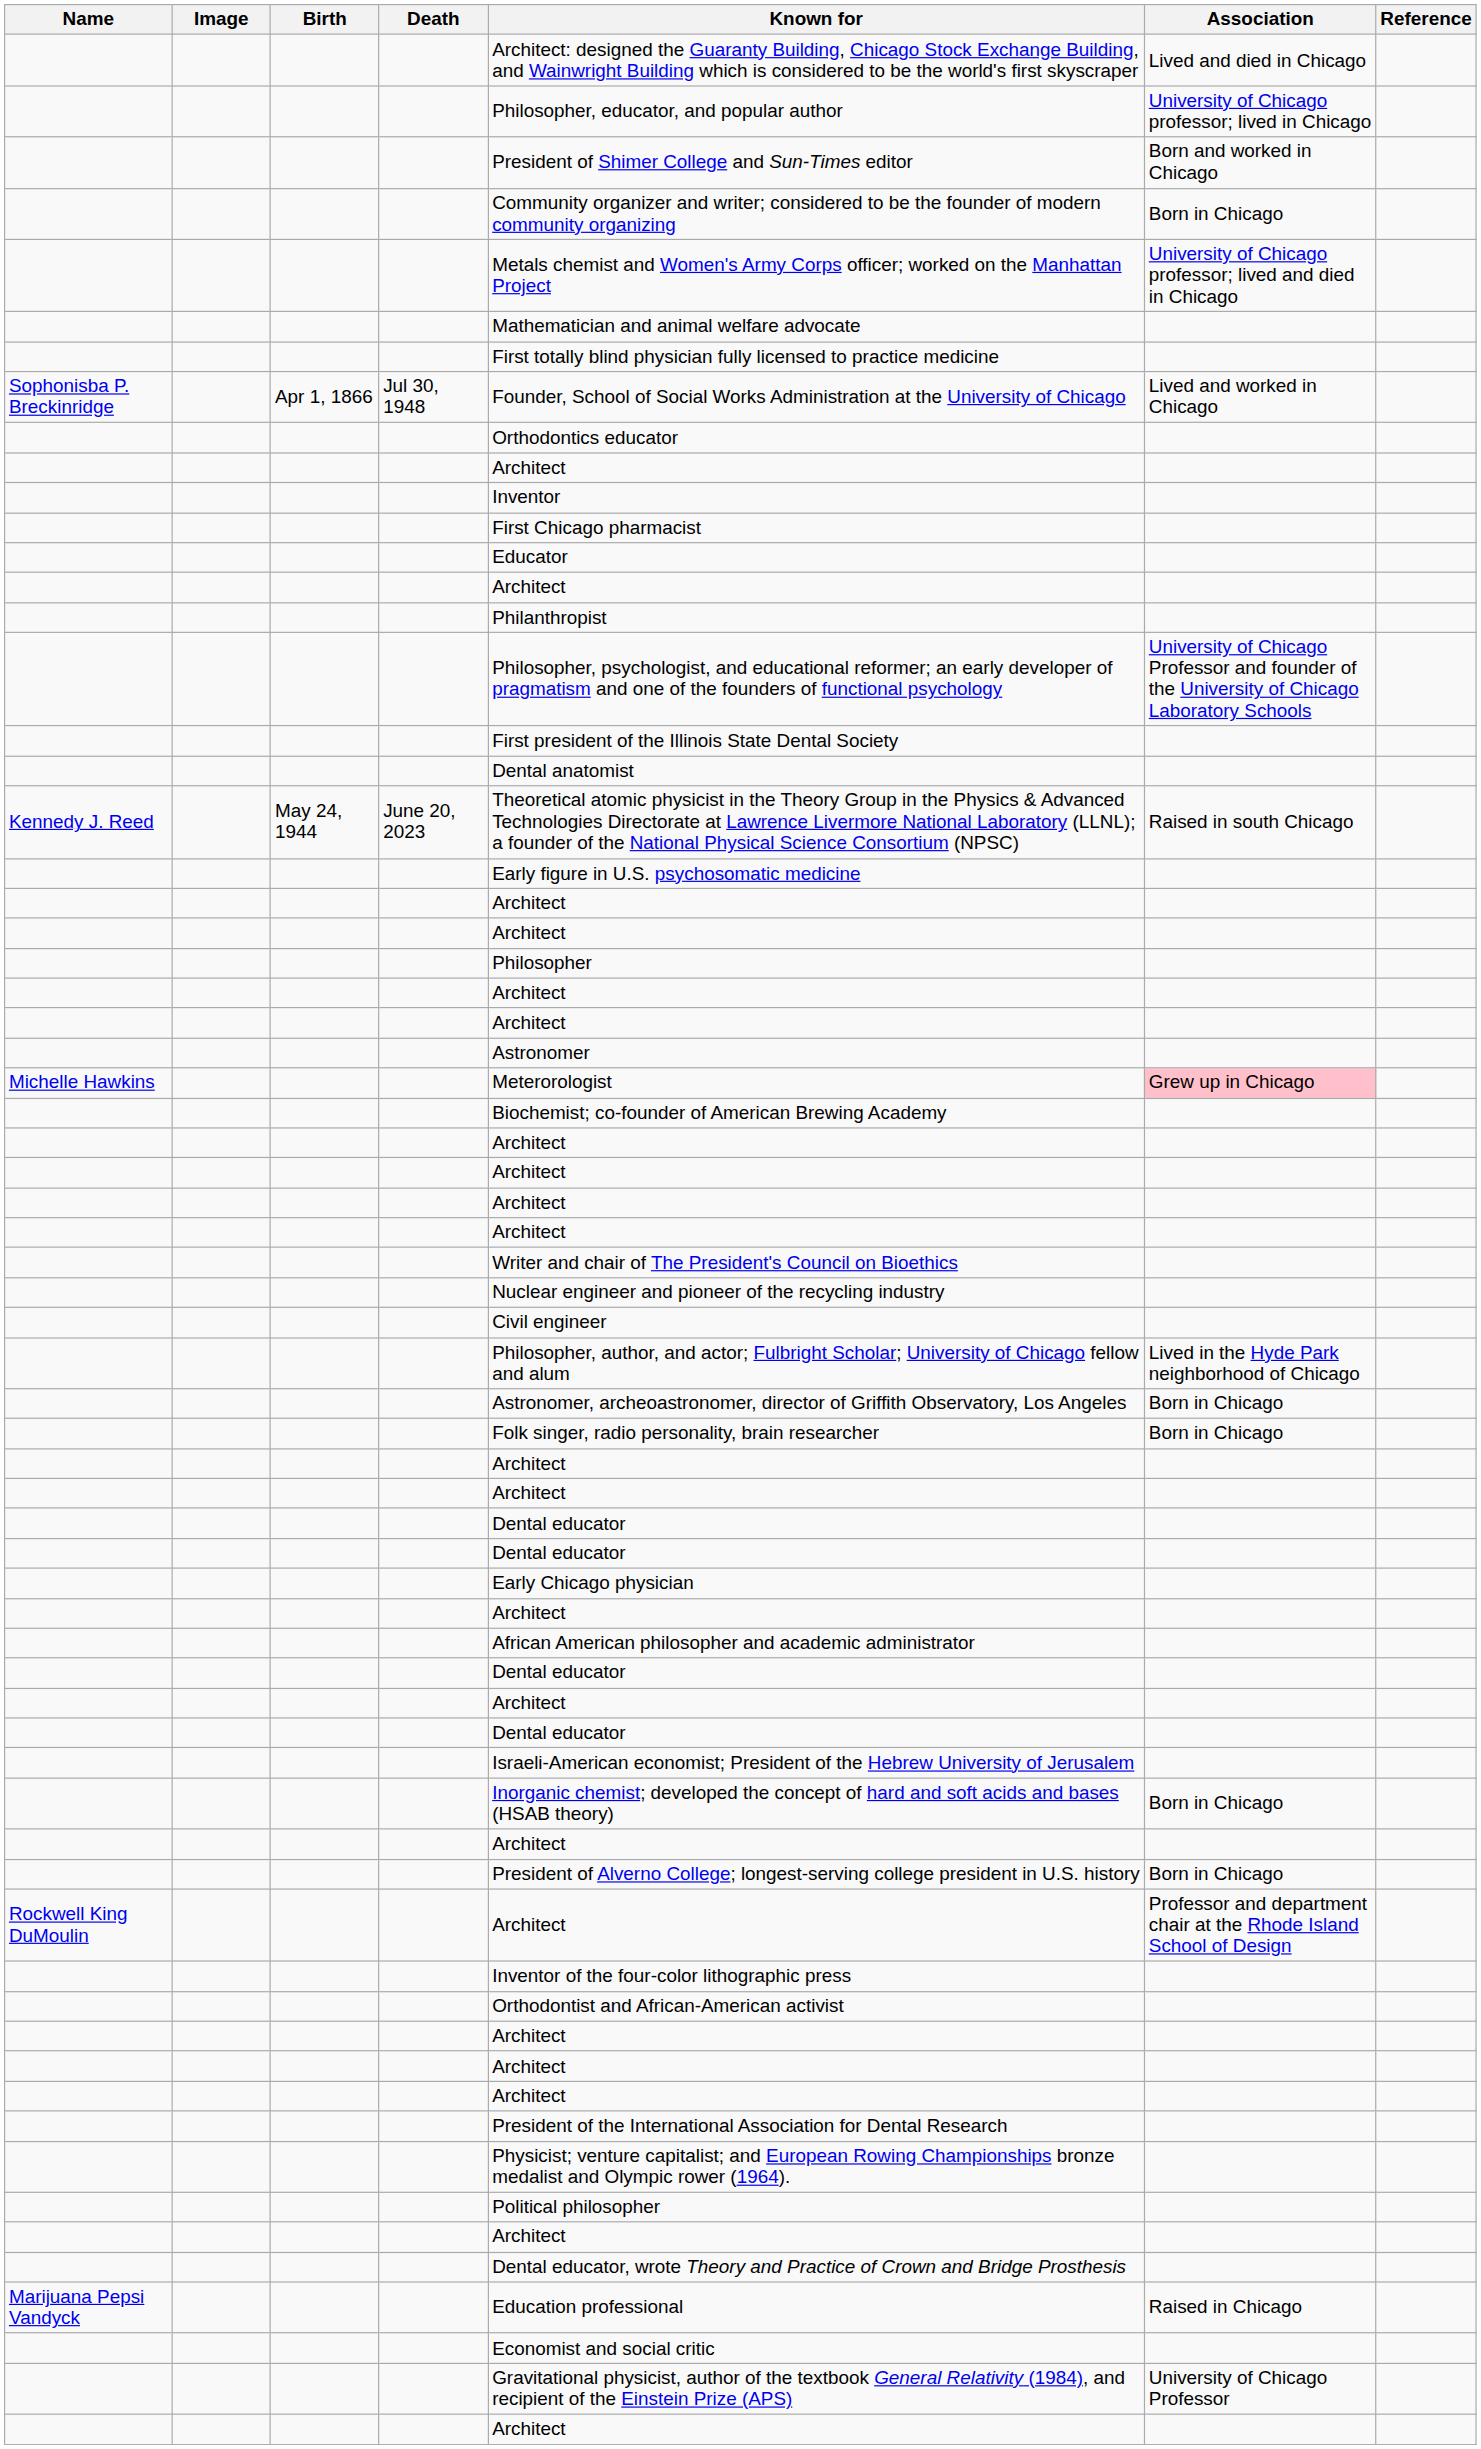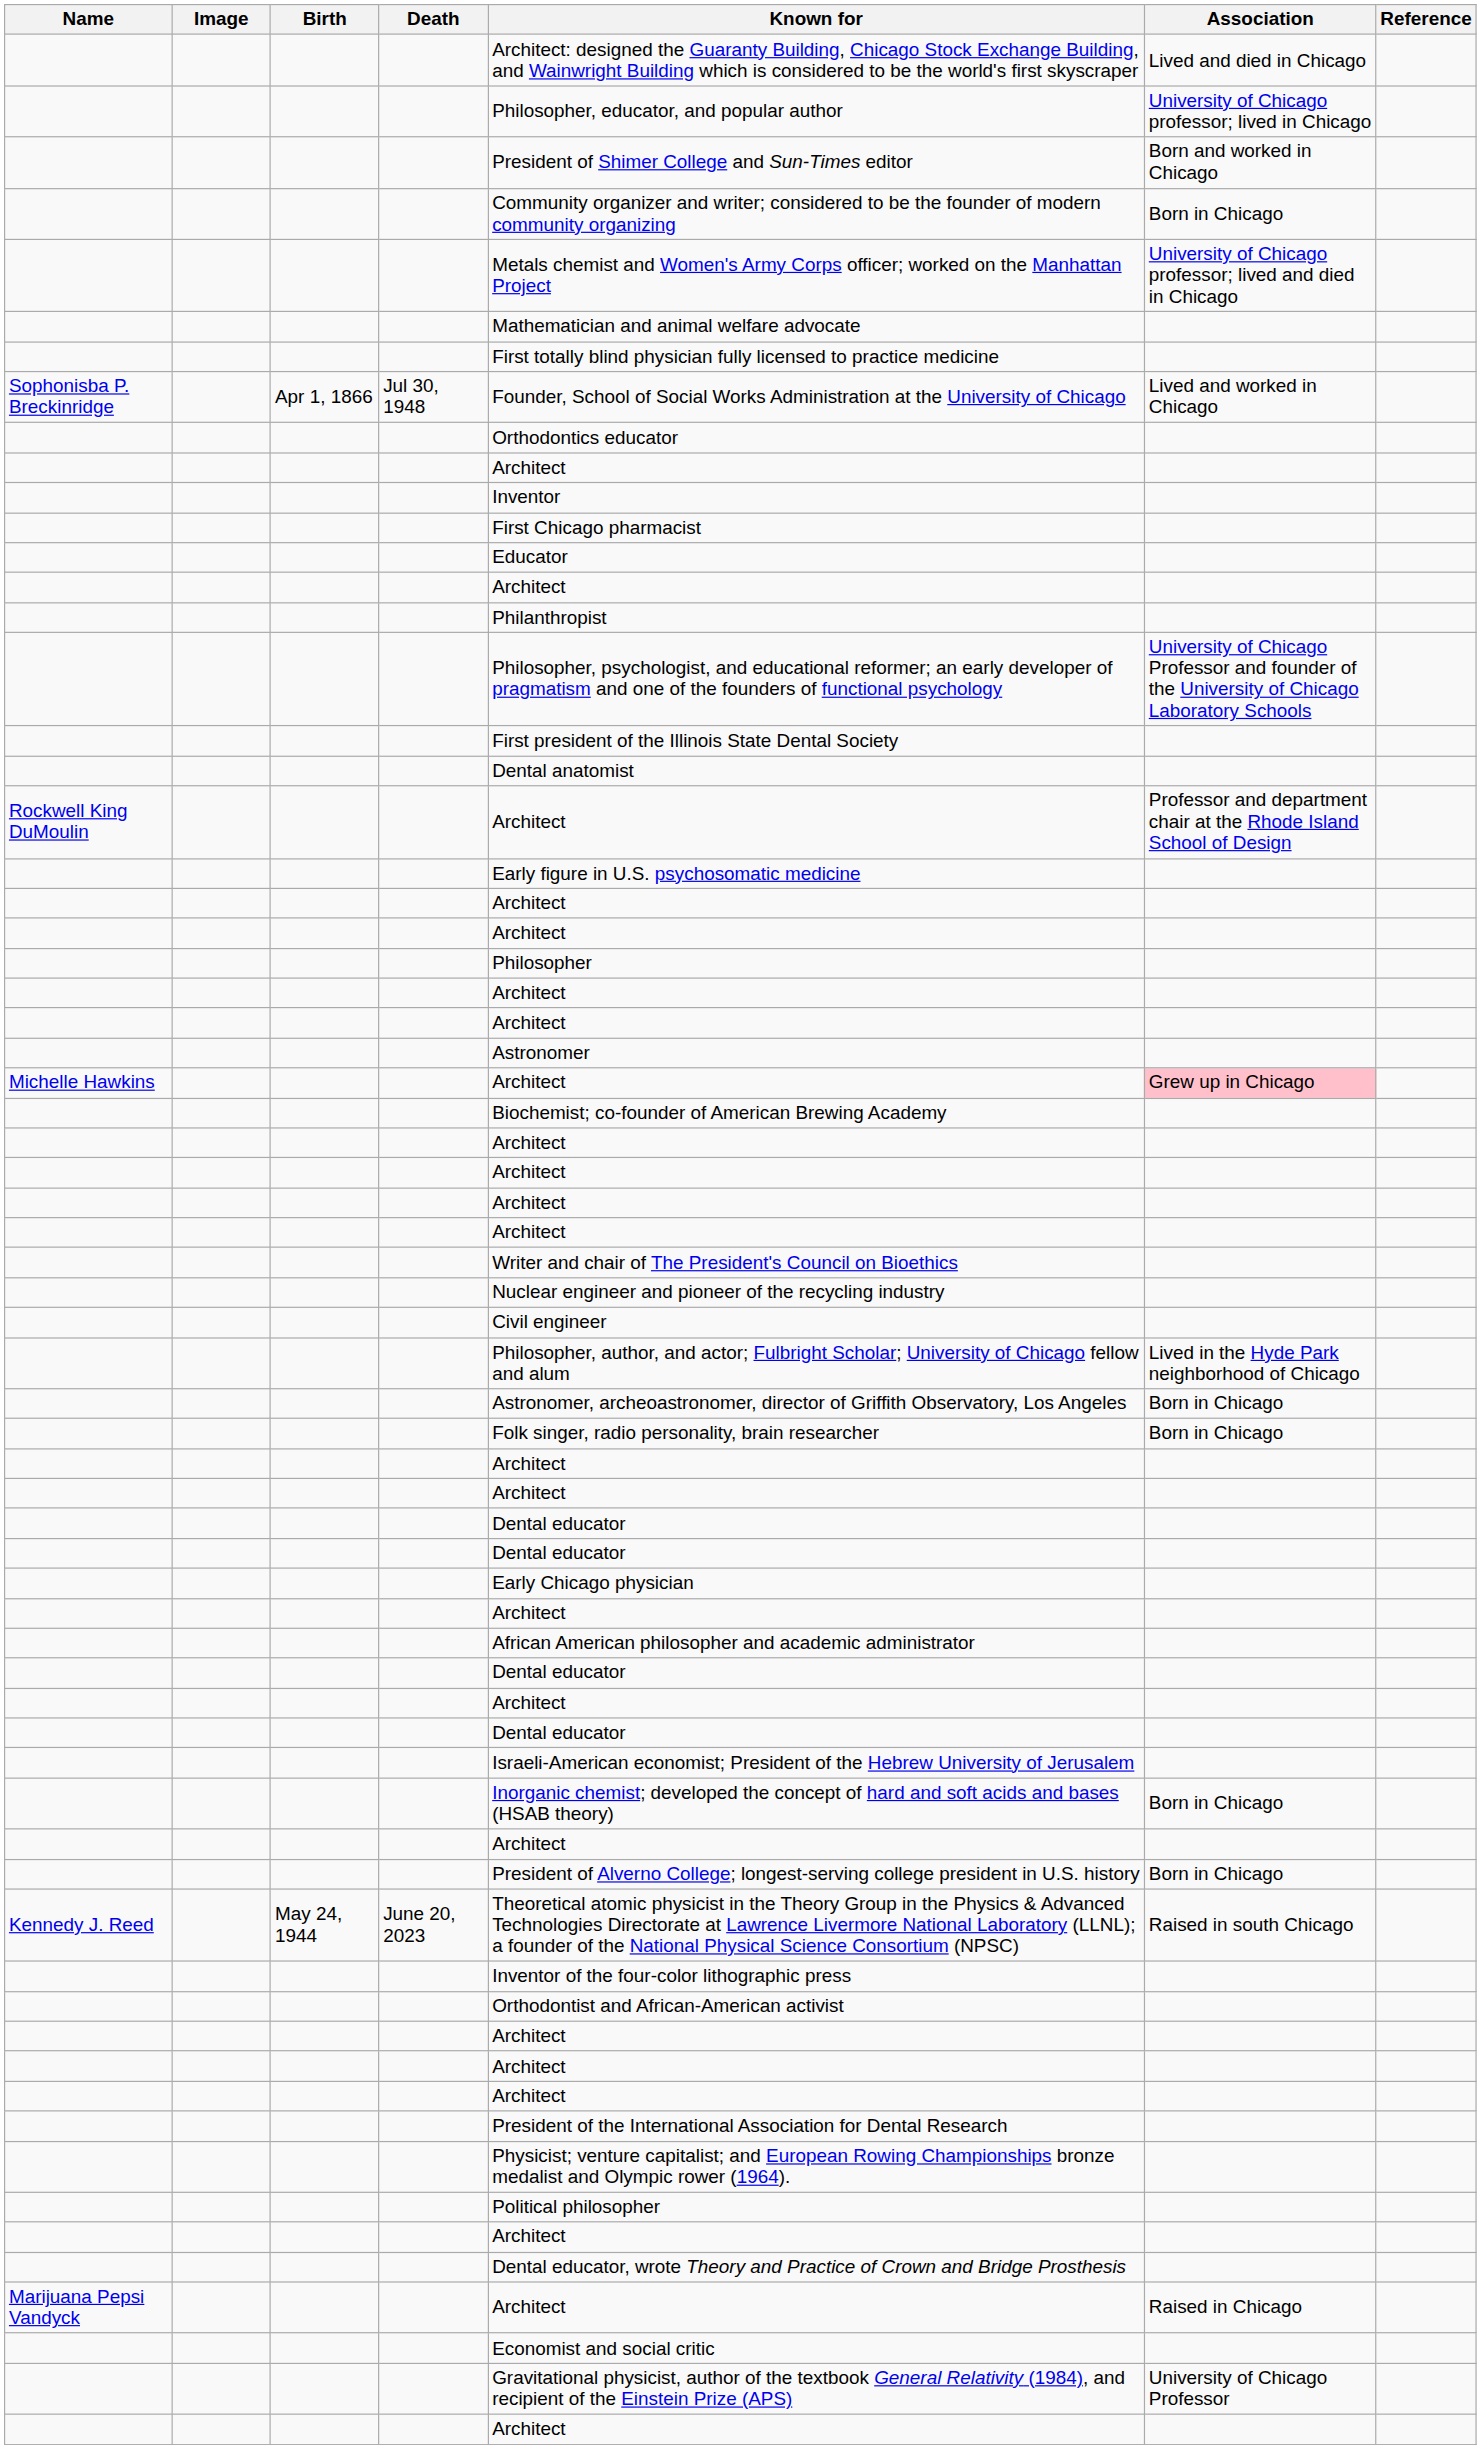rows swapped: (68, 1925) <-> (81, 822)
(552, 1082) Meterorologist -> (529, 1082) Architect
(588, 2307) Education professional -> (529, 2307) Architect
